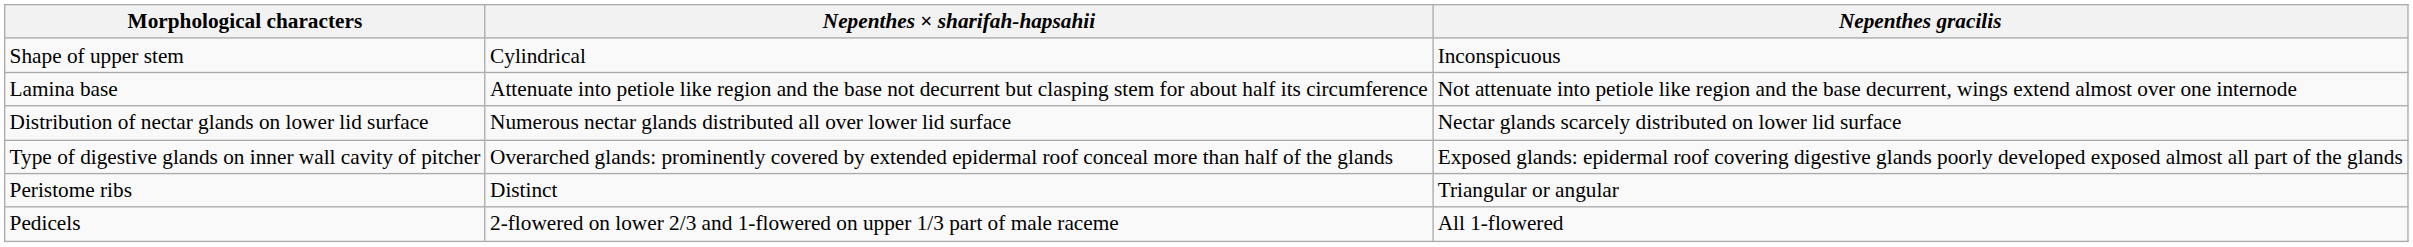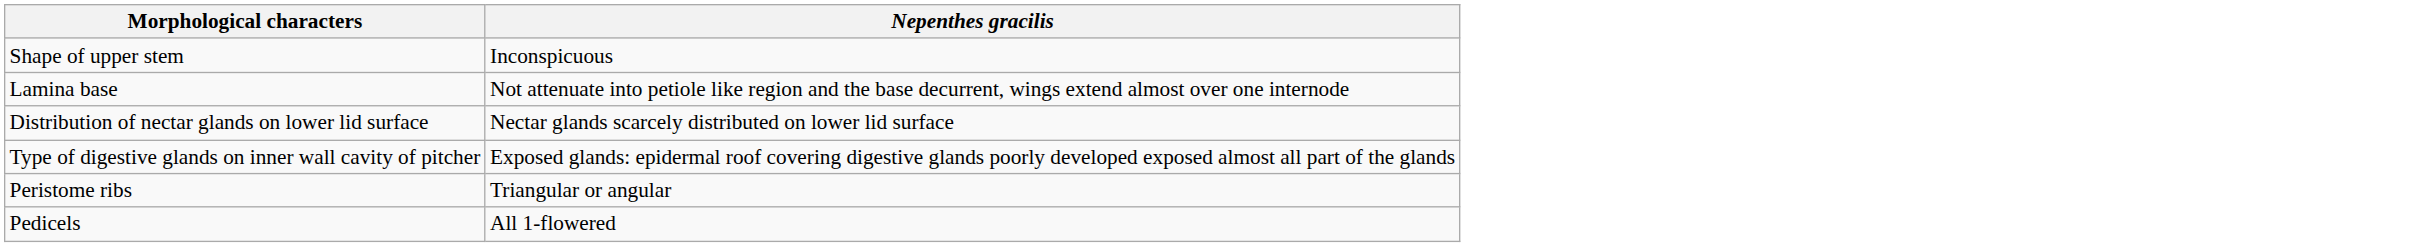- column: (959, 21)
